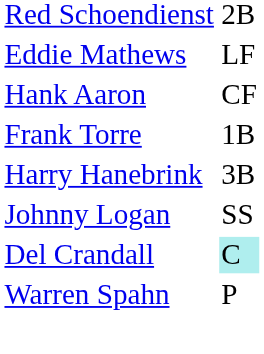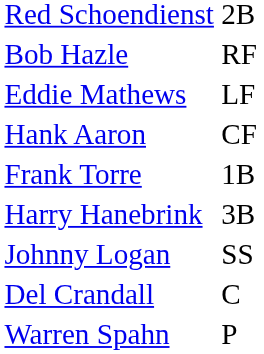+ row: (66, 54)
(231, 254) paleturquoise background -> (231, 294) no background
